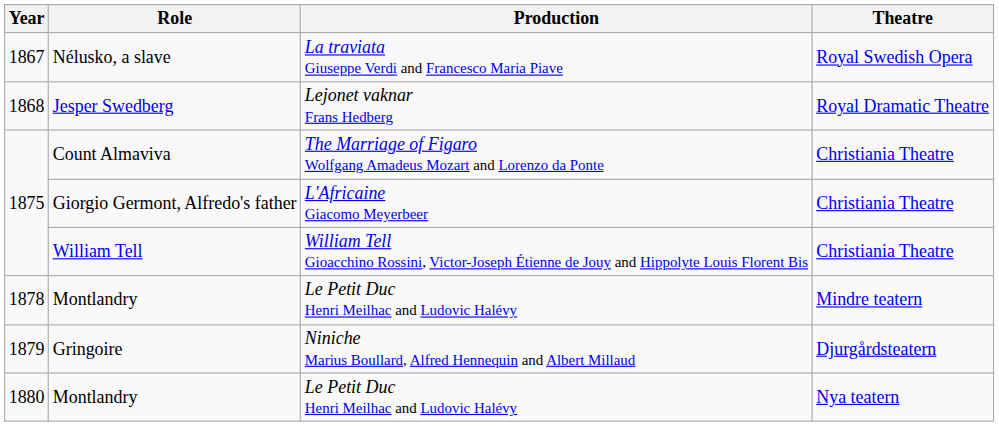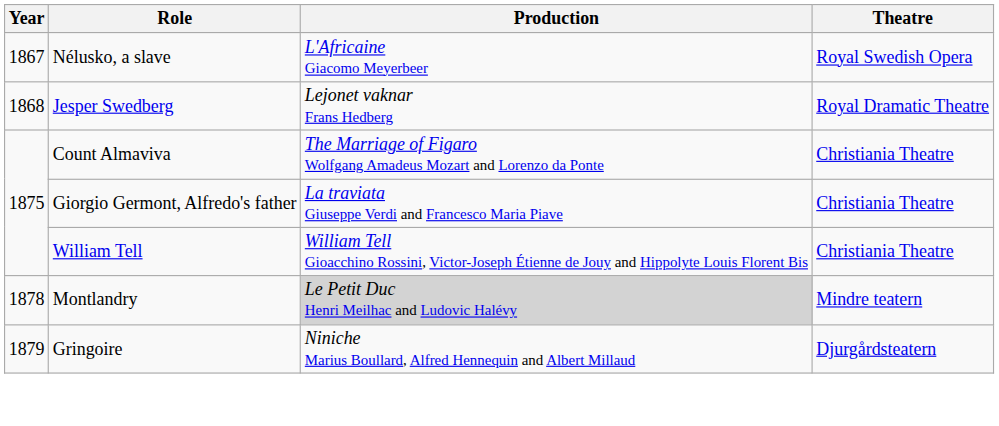(434, 57) La traviata Giuseppe Verdi and Francesco Maria Piave -> (366, 57) L'Africaine Giacomo Meyerbeer
(366, 202) L'Africaine Giacomo Meyerbeer -> (434, 202) La traviata Giuseppe Verdi and Francesco Maria Piave
(411, 300) no background -> (411, 300) lightgrey background
- row: (27, 397)
